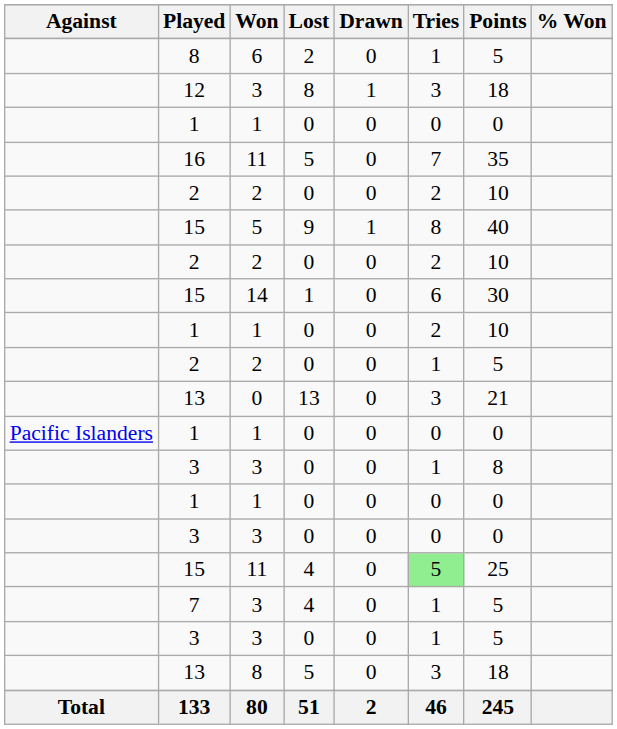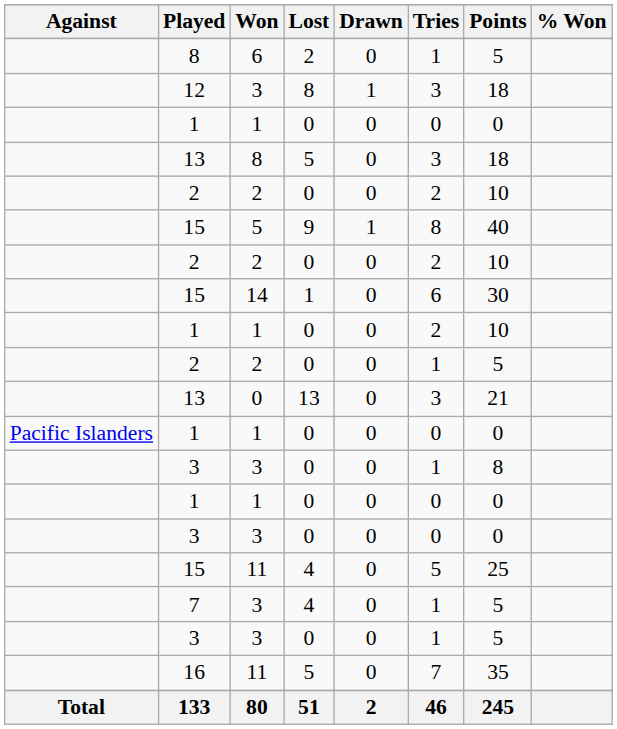rows swapped: (194, 672) <-> (194, 158)
(436, 569) lightgreen background -> (436, 569) no background
